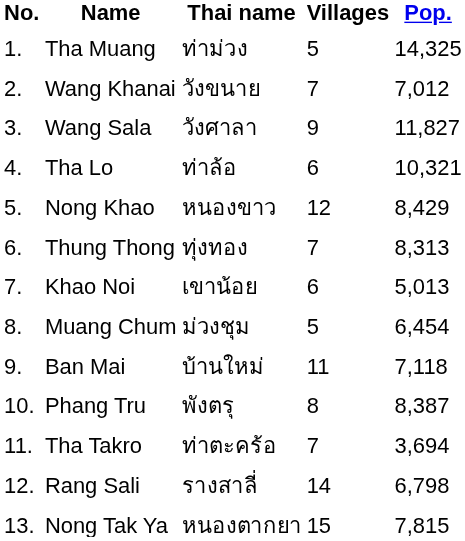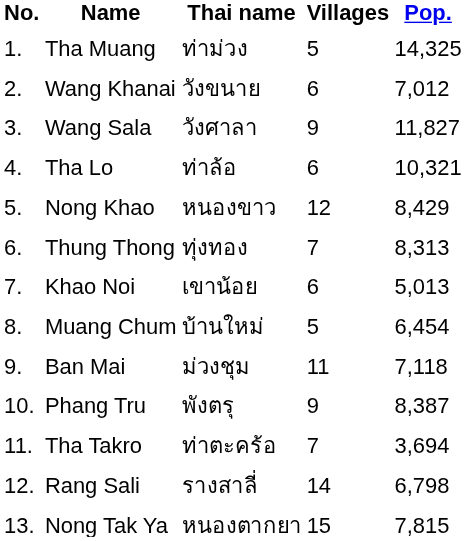(313, 87) 7 -> (313, 87) 6
(216, 326) ม่วงชุม -> (223, 326) บ้านใหม่
(223, 366) บ้านใหม่ -> (216, 366) ม่วงชุม
(313, 405) 8 -> (313, 405) 9
